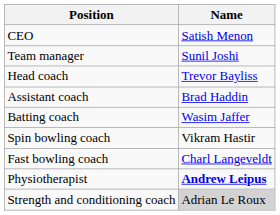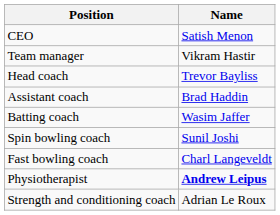(210, 55) Sunil Joshi -> (218, 55) Vikram Hastir
(218, 138) Vikram Hastir -> (210, 138) Sunil Joshi
(224, 199) lightgrey background -> (224, 199) no background
